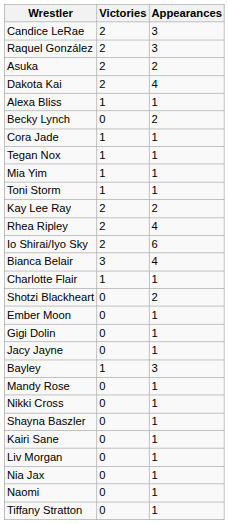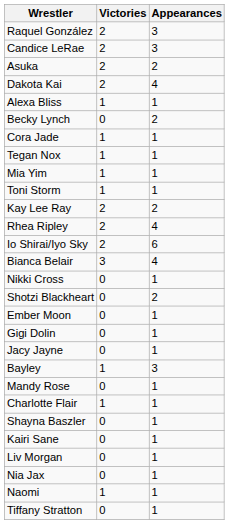rows swapped: (46, 31) <-> (50, 48)
rows swapped: (42, 279) <-> (35, 404)
(102, 492) 0 -> (102, 492) 1
